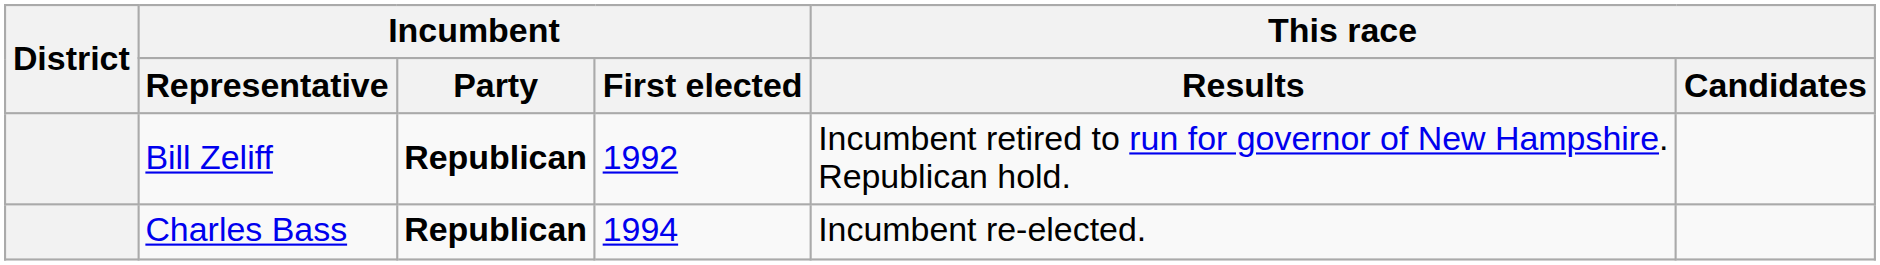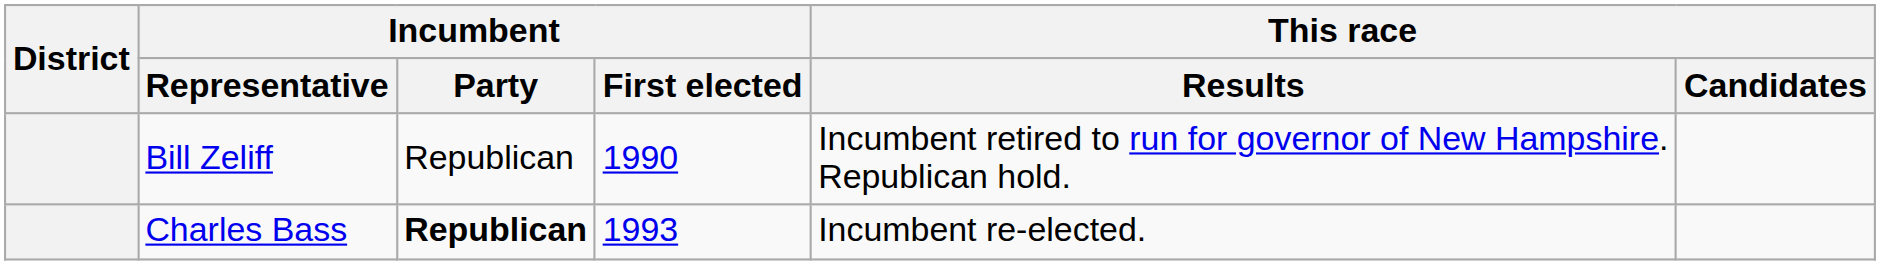(496, 158) bold -> (489, 158) normal
(640, 158) 1992 -> (640, 158) 1990
(640, 230) 1994 -> (640, 230) 1993
